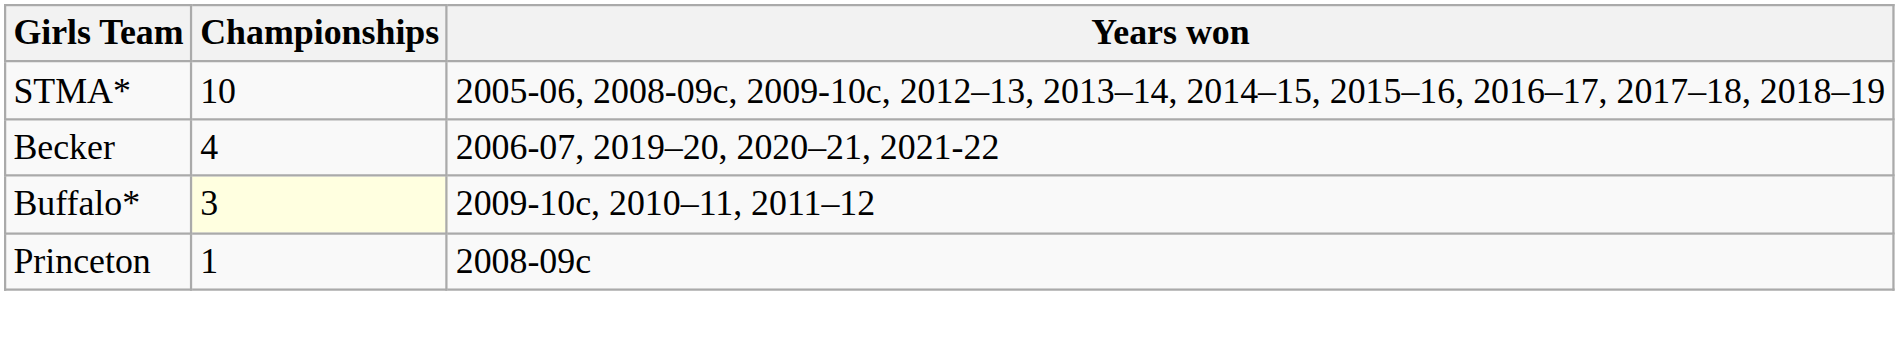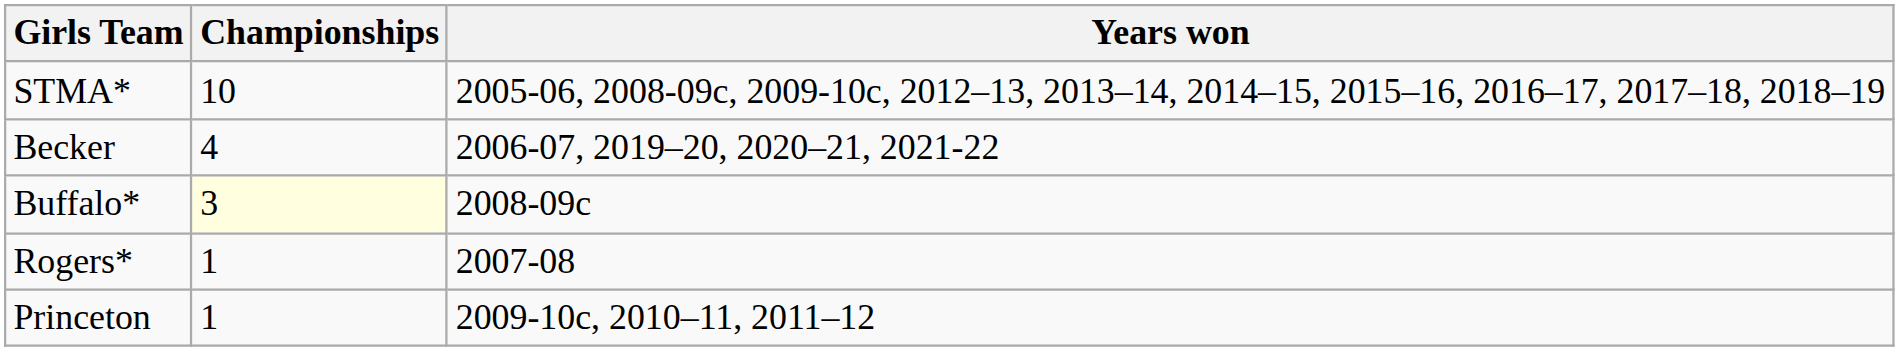(665, 203) 2009-10c, 2010–11, 2011–12 -> (523, 203) 2008-09c
+ row: (73, 260)
(523, 260) 2008-09c -> (665, 317) 2009-10c, 2010–11, 2011–12
